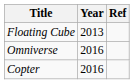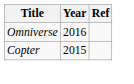- row: (41, 32)
(92, 69) 2016 -> (75, 50) 2015
